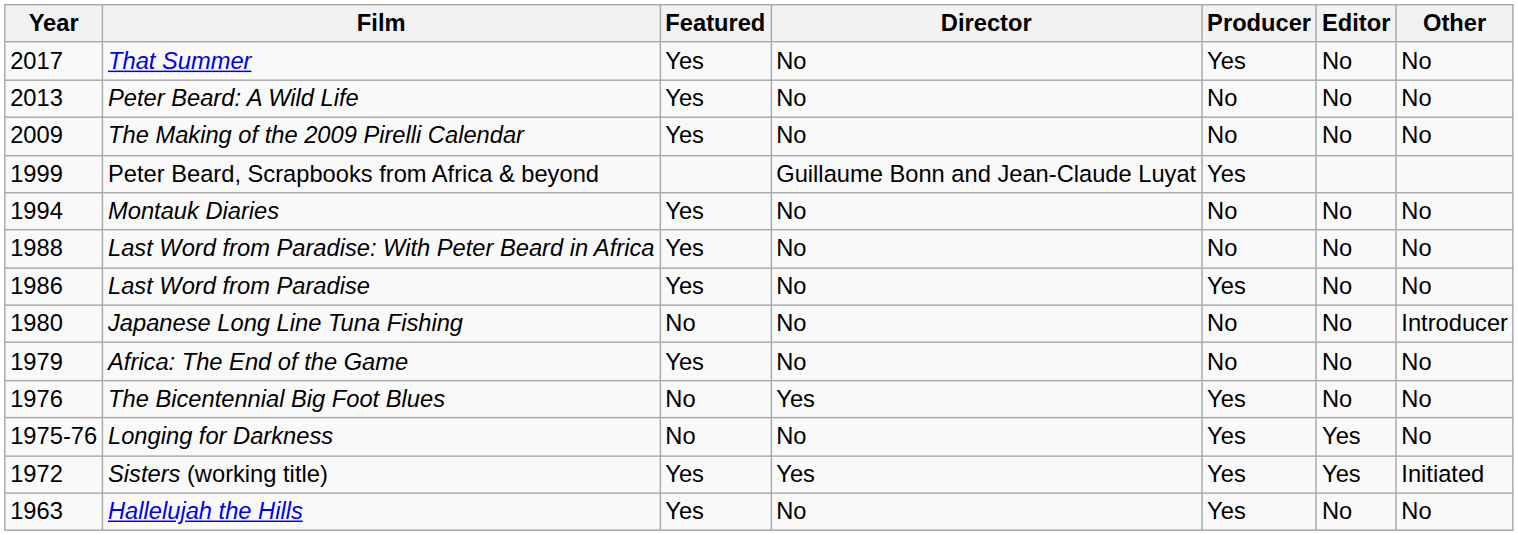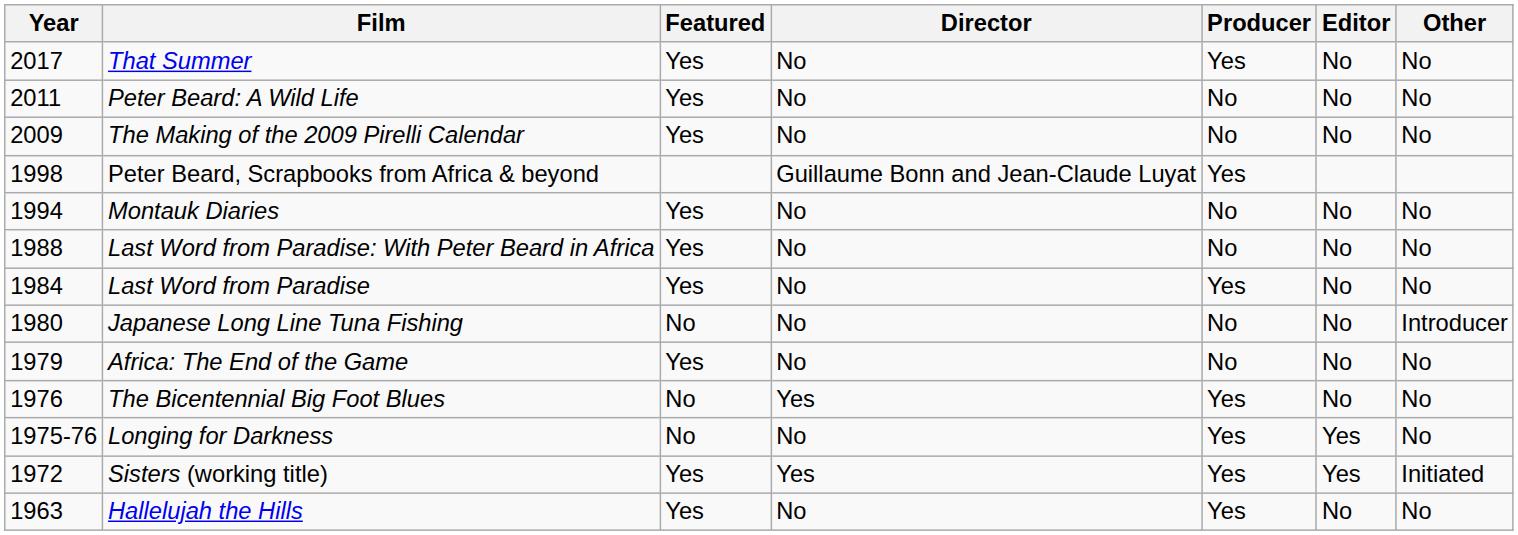(37, 98) 2013 -> (36, 98) 2011
(37, 173) 1999 -> (37, 173) 1998
(37, 286) 1986 -> (37, 286) 1984
